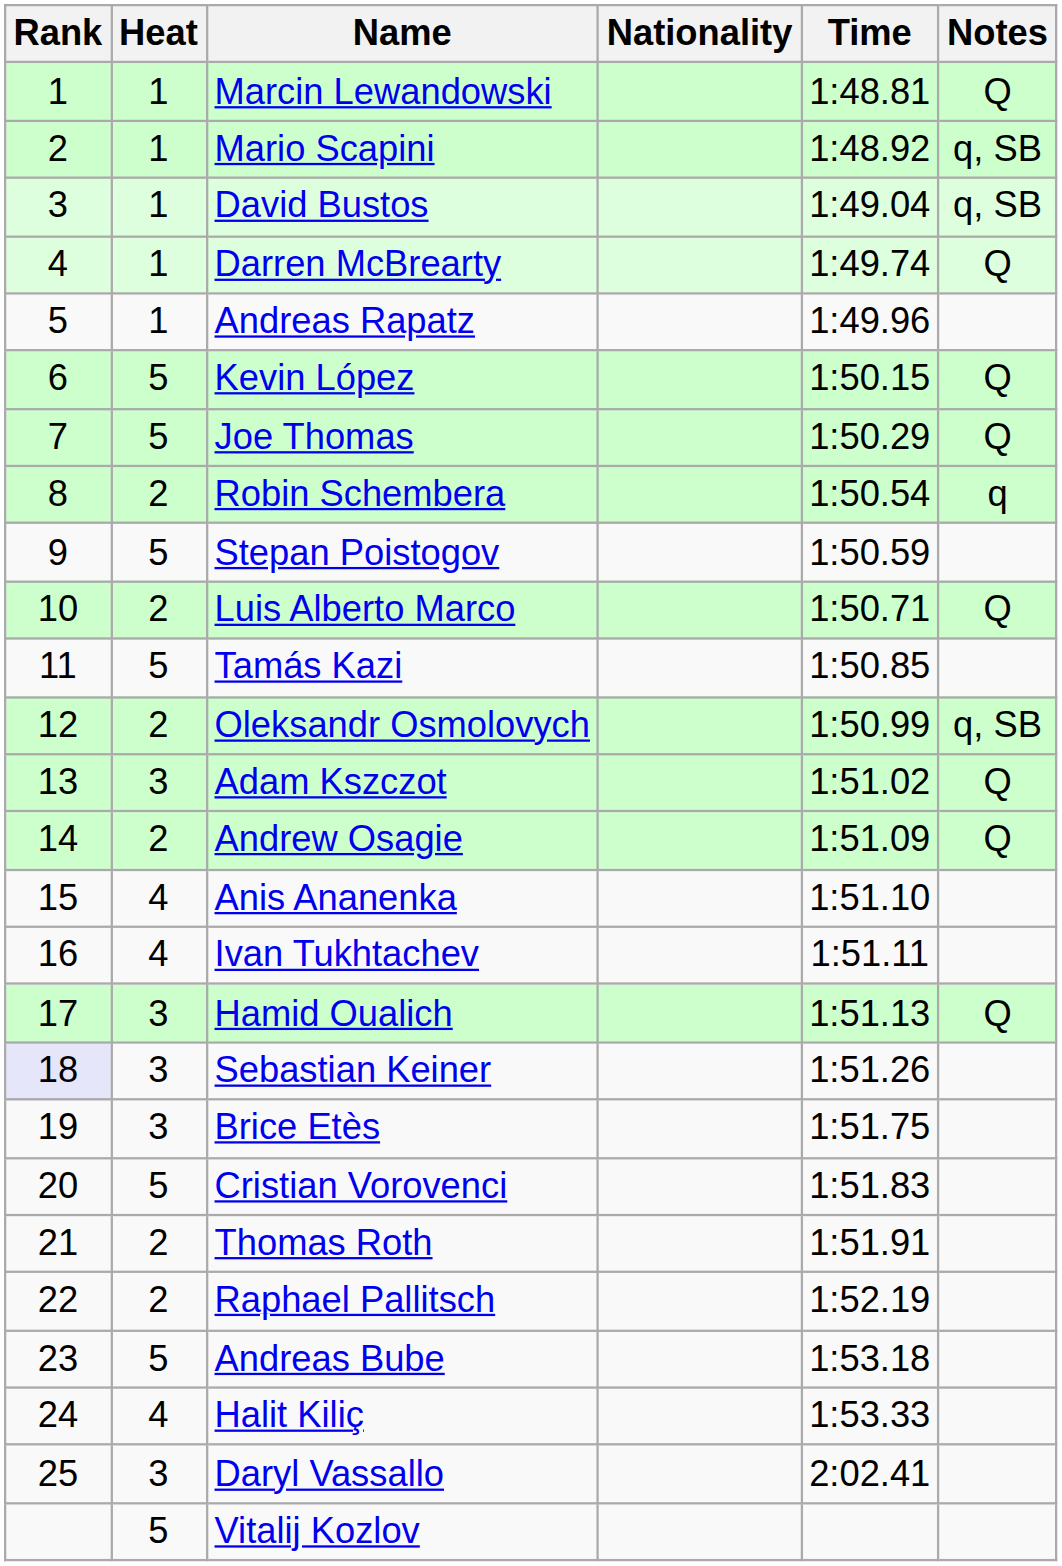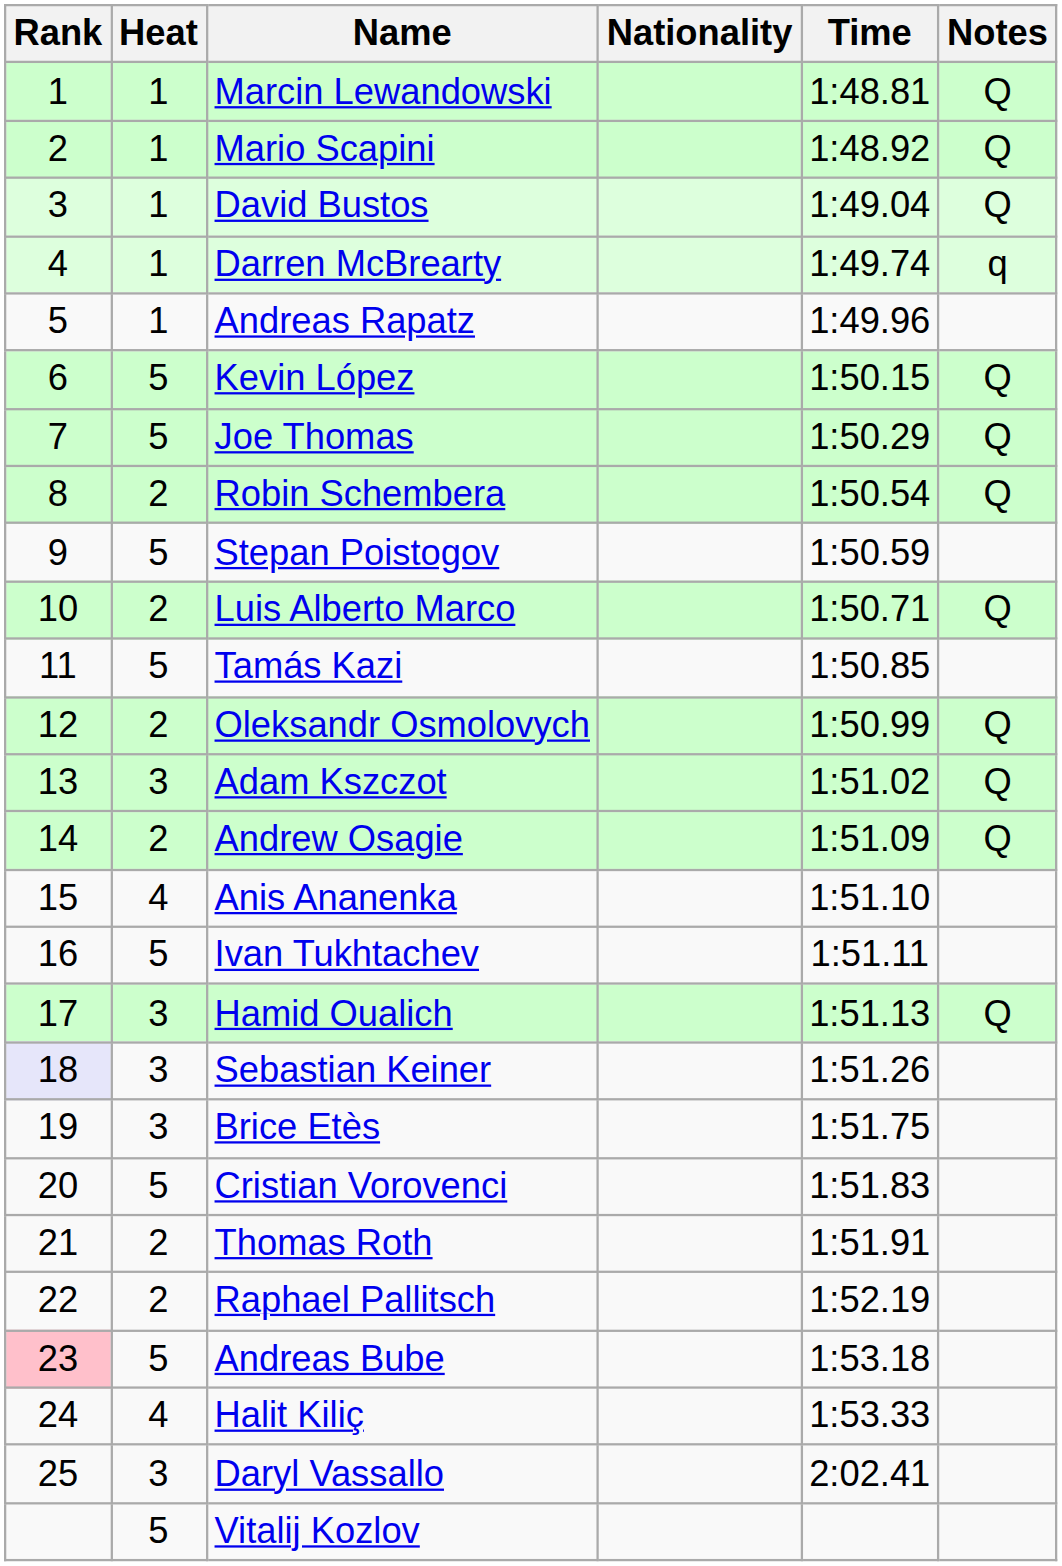(998, 148) q, SB -> (998, 148) Q
(998, 206) q, SB -> (998, 206) Q
(998, 263) Q -> (998, 263) q
(998, 494) q -> (998, 494) Q
(998, 724) q, SB -> (998, 724) Q
(158, 954) 4 -> (158, 954) 5
(58, 1358) no background -> (58, 1358) pink background
